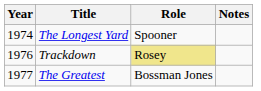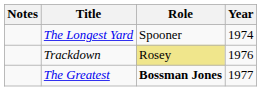columns swapped: (20, 14) <-> (234, 14)
(173, 75) normal -> (181, 75) bold
